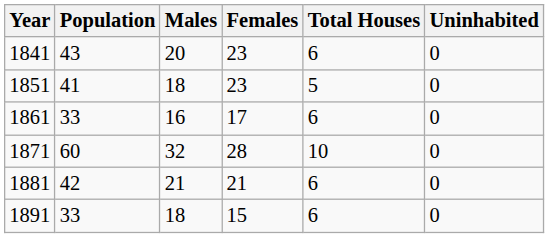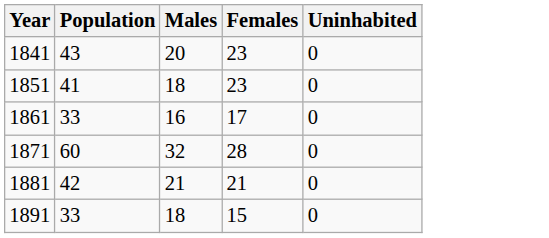- column: (364, 20)
